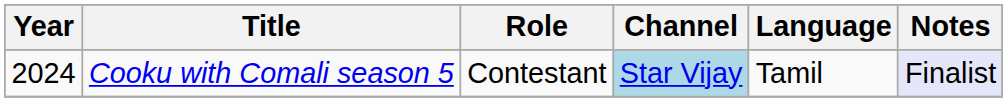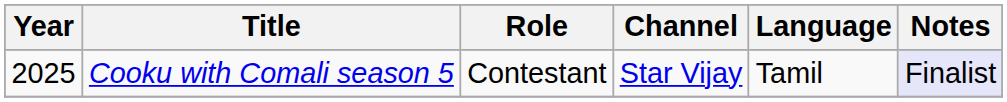(44, 73) 2024 -> (44, 73) 2025
(681, 73) lightblue background -> (681, 73) no background
